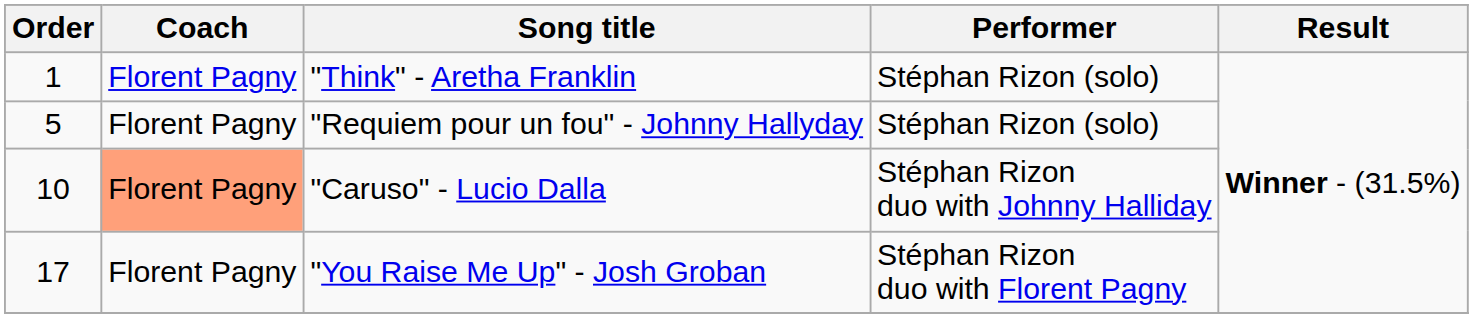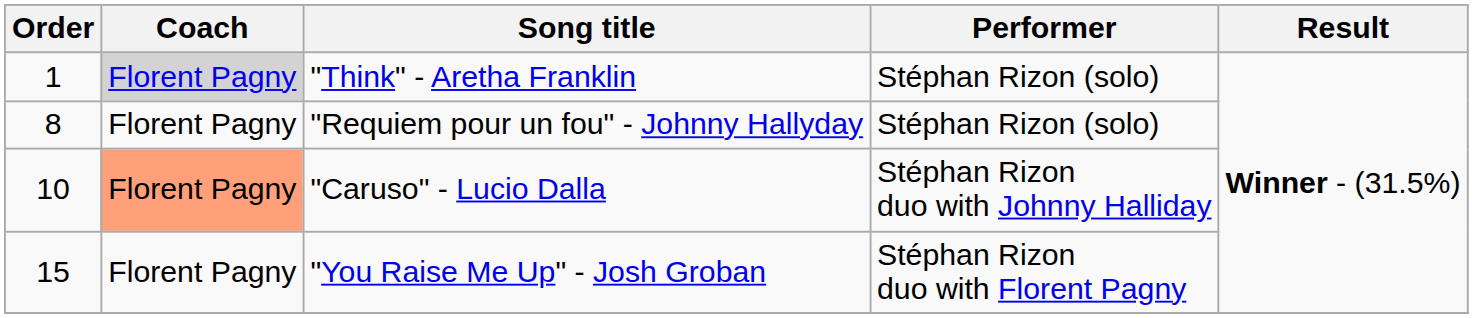(202, 76) no background -> (202, 76) lightgrey background
(53, 124) 5 -> (53, 124) 8
(53, 271) 17 -> (53, 271) 15
